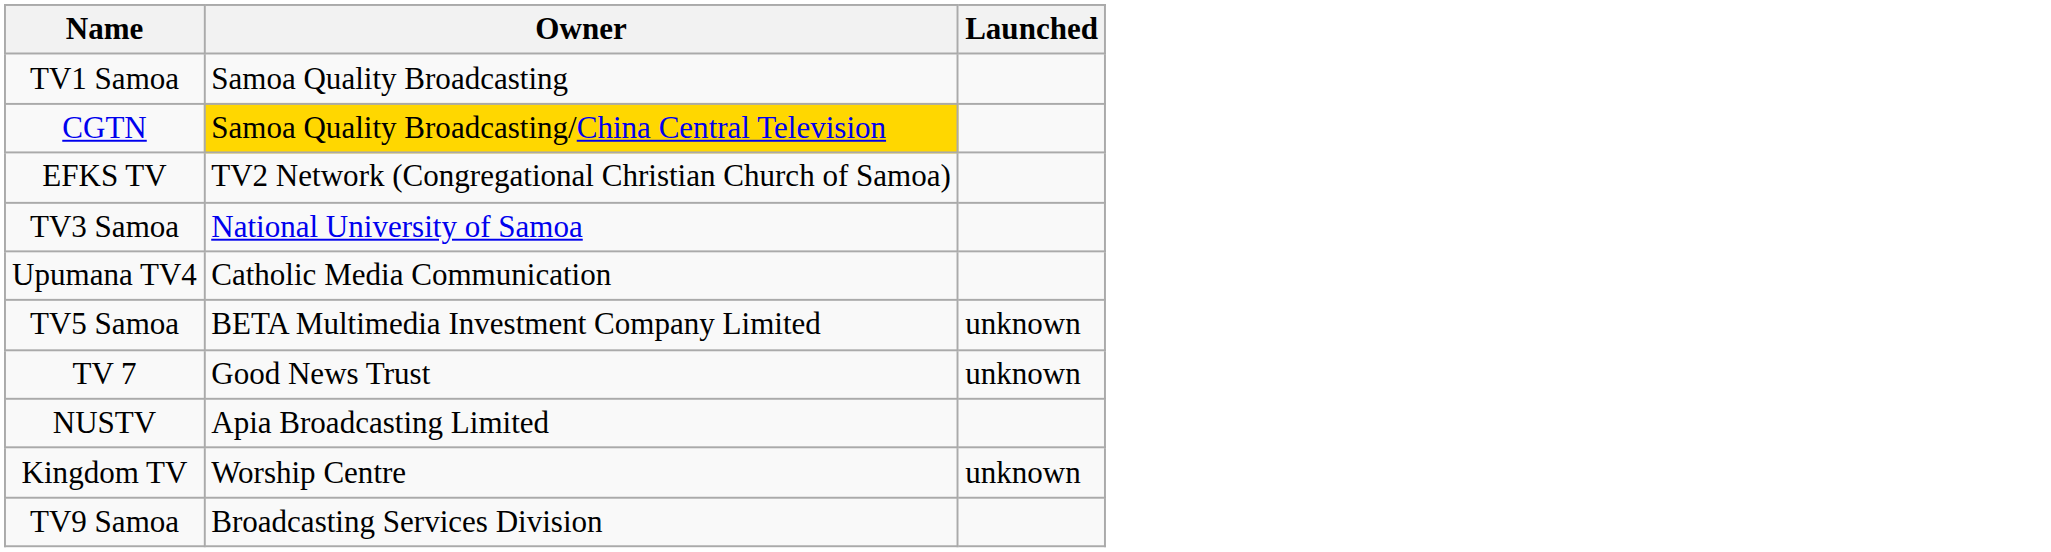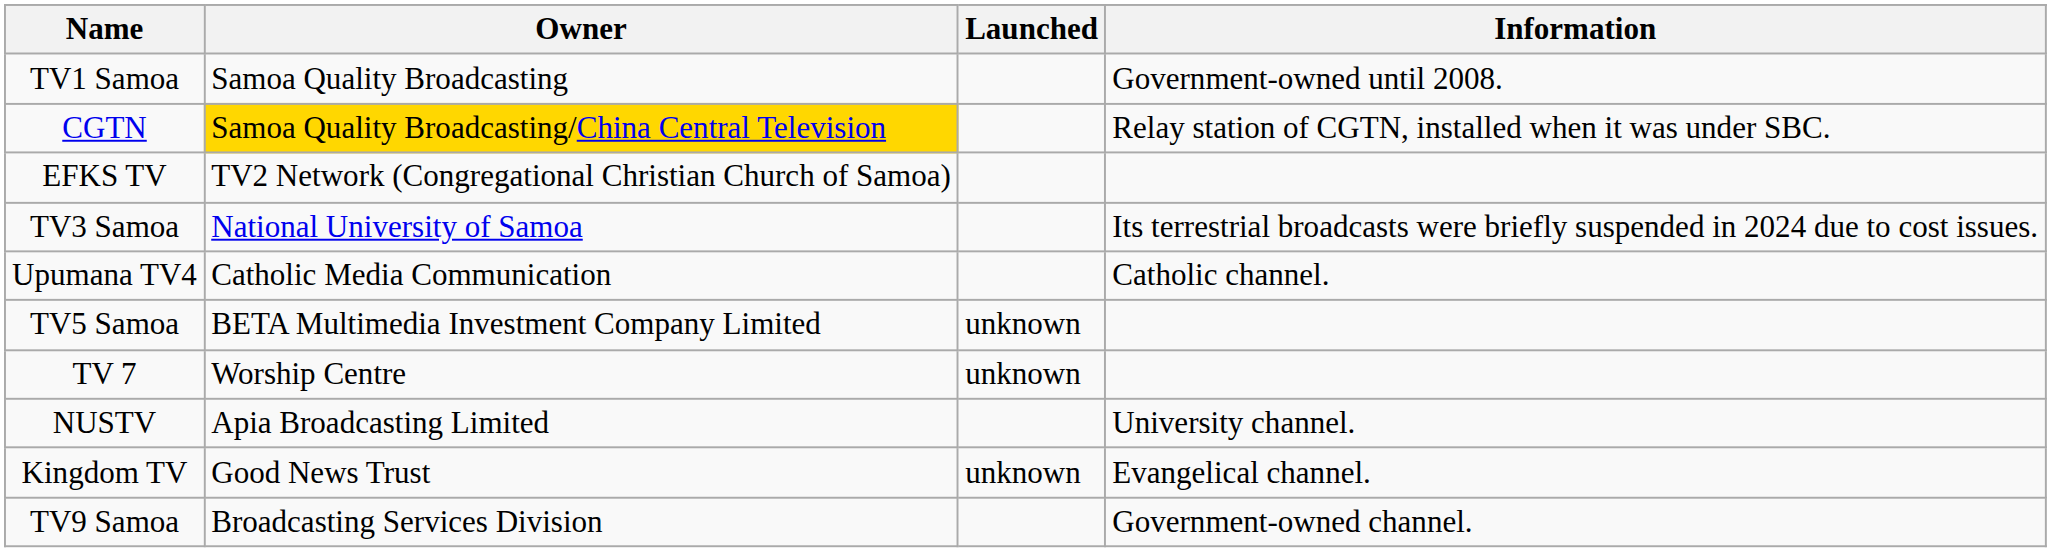+ column: (1575, 29)
(321, 373) Good News Trust -> (309, 373) Worship Centre
(309, 472) Worship Centre -> (321, 472) Good News Trust
